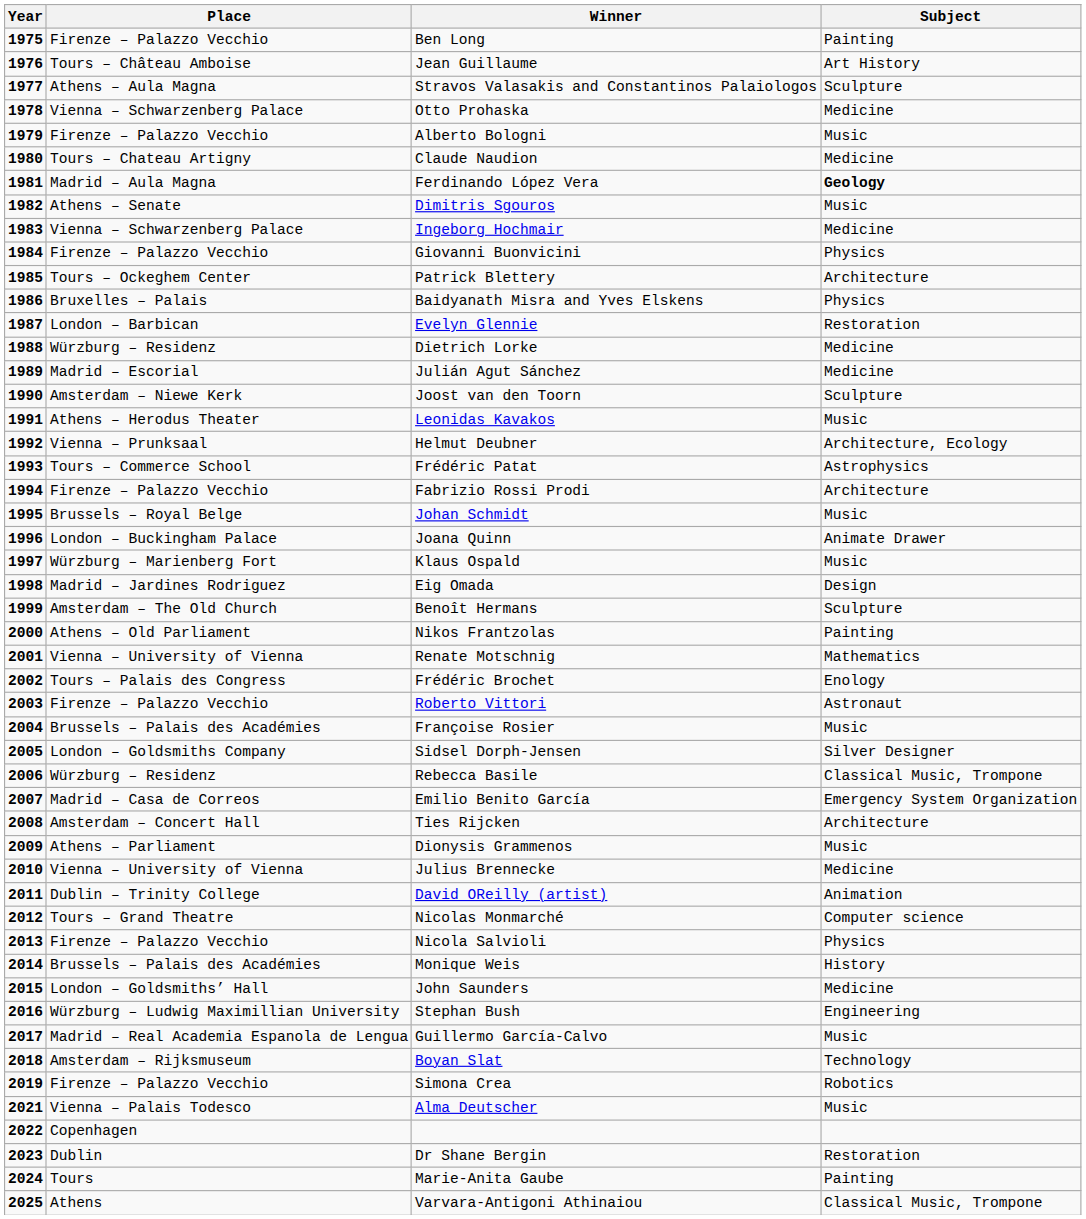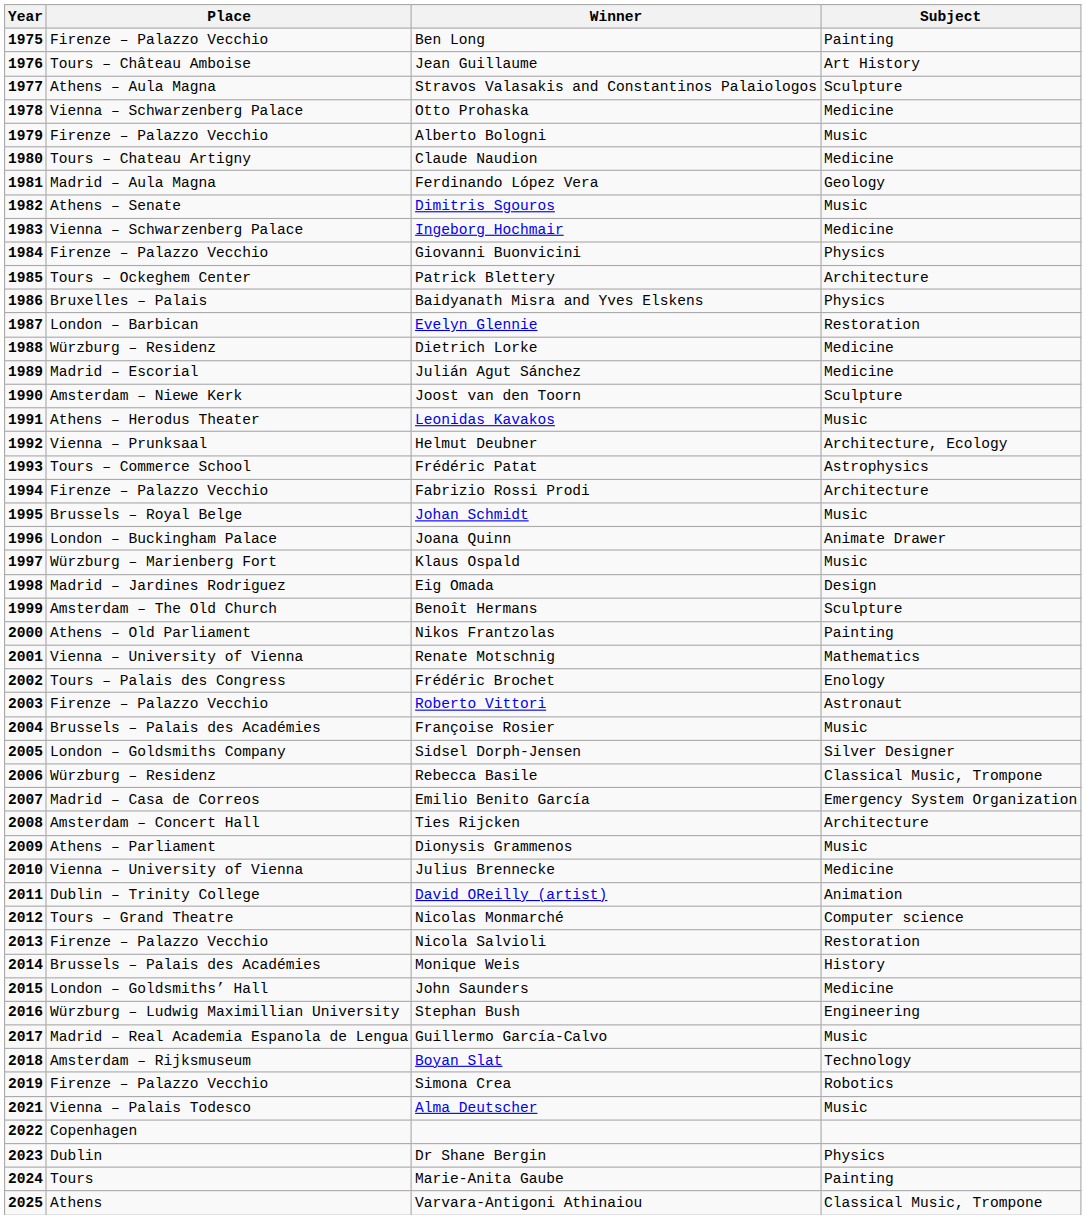(855, 183) bold -> (855, 183) normal
(855, 942) Physics -> (872, 942) Restoration
(872, 1155) Restoration -> (855, 1155) Physics
